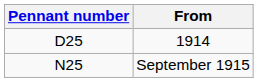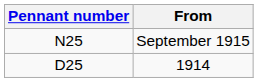rows swapped: (193, 41) <-> (193, 65)
